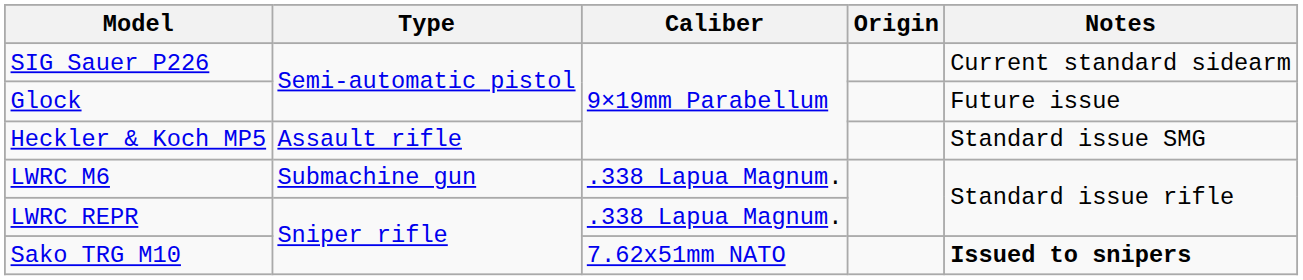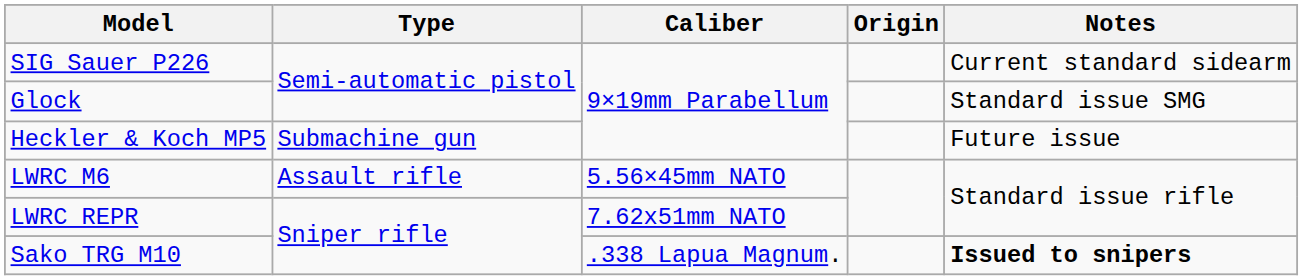(1035, 101) Future issue -> (1078, 101) Standard issue SMG
(370, 140) Assault rifle -> (377, 140) Submachine gun
(1078, 140) Standard issue SMG -> (1035, 140) Future issue
(377, 178) Submachine gun -> (370, 178) Assault rifle
(715, 178) .338 Lapua Magnum. -> (686, 178) 5.56×45mm NATO
(715, 217) .338 Lapua Magnum. -> (686, 217) 7.62x51mm NATO
(686, 256) 7.62x51mm NATO -> (715, 256) .338 Lapua Magnum.
